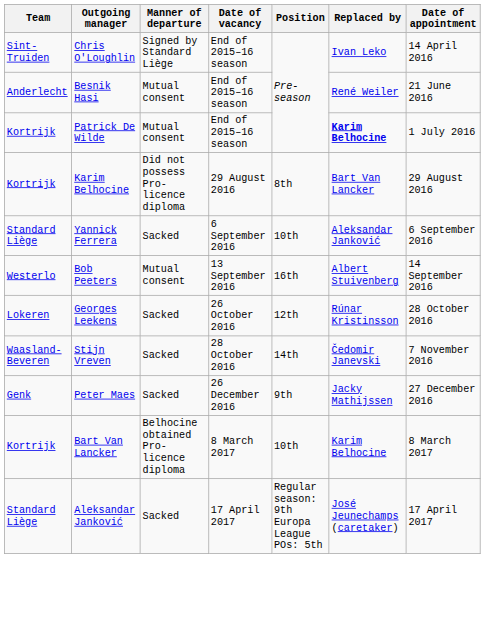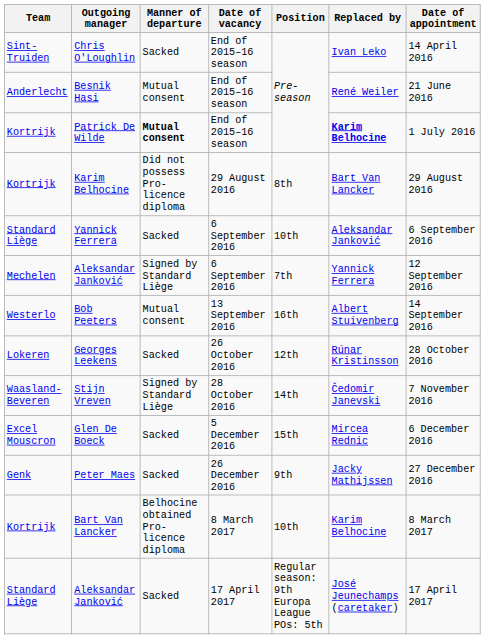(170, 53) Signed by Standard Liège -> (161, 53) Sacked
(164, 132) normal -> (164, 132) bold
+ row: (31, 276)
(161, 355) Sacked -> (170, 395) Signed by Standard Liège
+ row: (31, 435)
